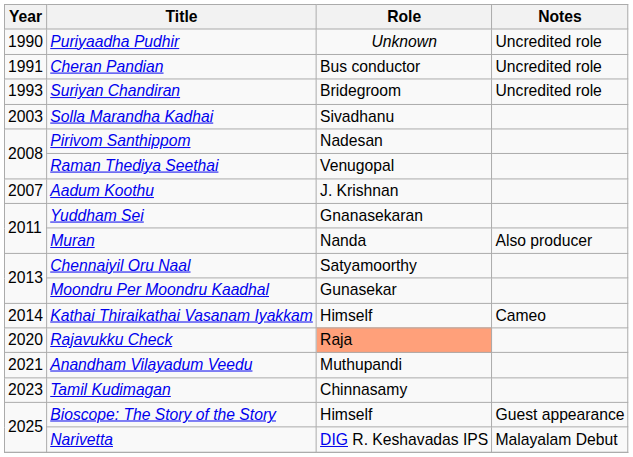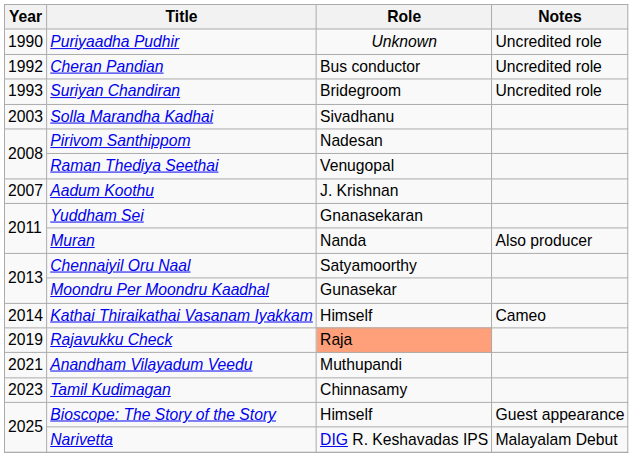(26, 66) 1991 -> (26, 66) 1992
(26, 340) 2020 -> (26, 340) 2019
